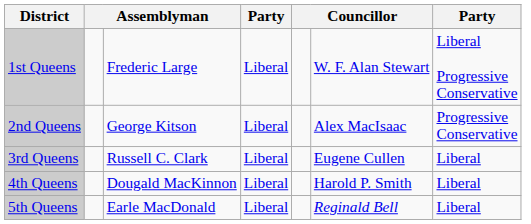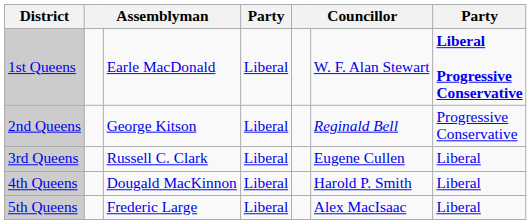(152, 66) Frederic Large -> (161, 66) Earle MacDonald
(477, 66) normal -> (480, 66) bold
(360, 125) Alex MacIsaac -> (356, 125) Reginald Bell
(161, 207) Earle MacDonald -> (152, 207) Frederic Large
(356, 207) Reginald Bell -> (360, 207) Alex MacIsaac
